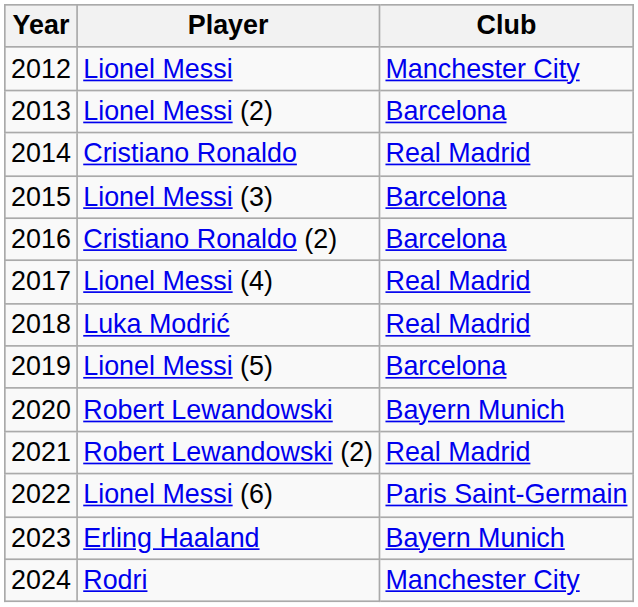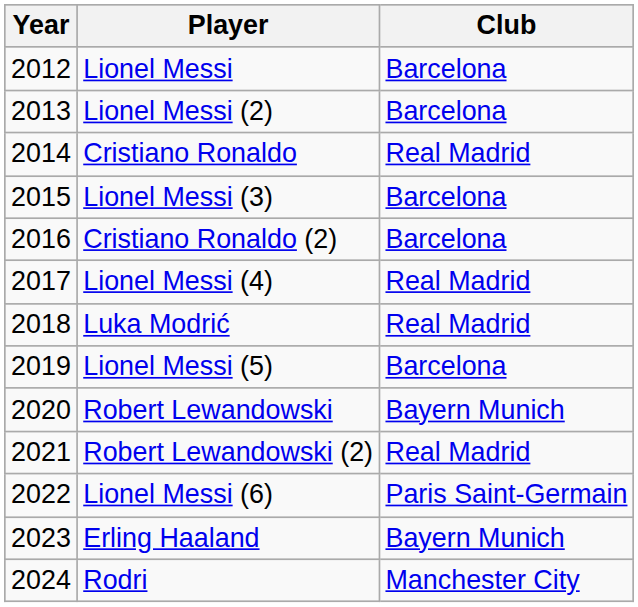(483, 68) Manchester City -> (446, 68) Barcelona
